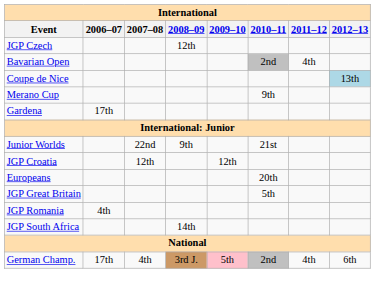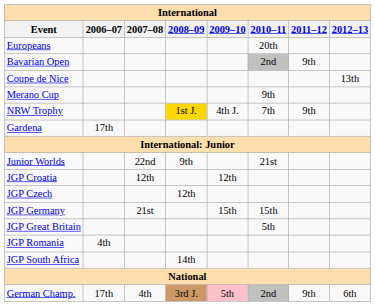rows swapped: (29, 177) <-> (29, 45)
(309, 62) 4th -> (309, 62) 9th
(350, 78) lightblue background -> (350, 78) no background
+ row: (35, 111)
+ row: (36, 210)
(309, 260) 4th -> (309, 293) 9th
